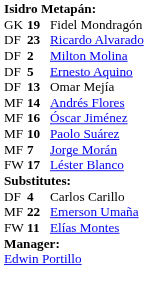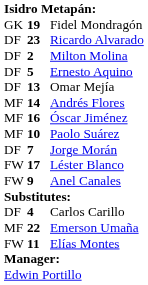(14, 149) MF -> (12, 149) DF
+ row: (85, 180)
